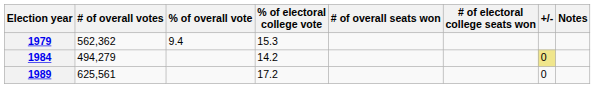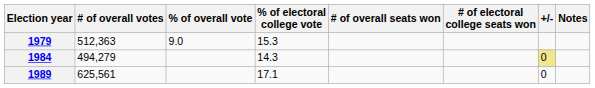(96, 41) 562,362 -> (96, 41) 512,363
(176, 41) 9.4 -> (176, 41) 9.0
(268, 58) 14.2 -> (268, 58) 14.3
(268, 74) 17.2 -> (268, 74) 17.1
